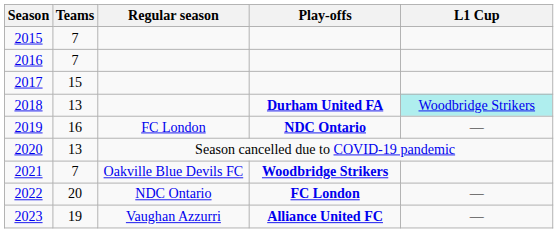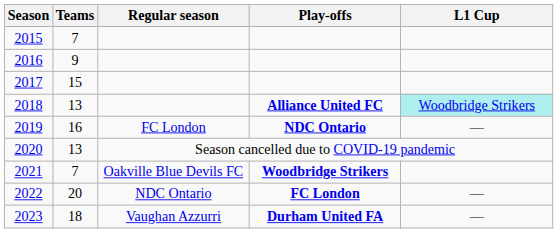(75, 60) 7 -> (75, 60) 9
(325, 104) Durham United FA -> (325, 104) Alliance United FC
(75, 216) 19 -> (75, 216) 18
(325, 216) Alliance United FC -> (325, 216) Durham United FA
